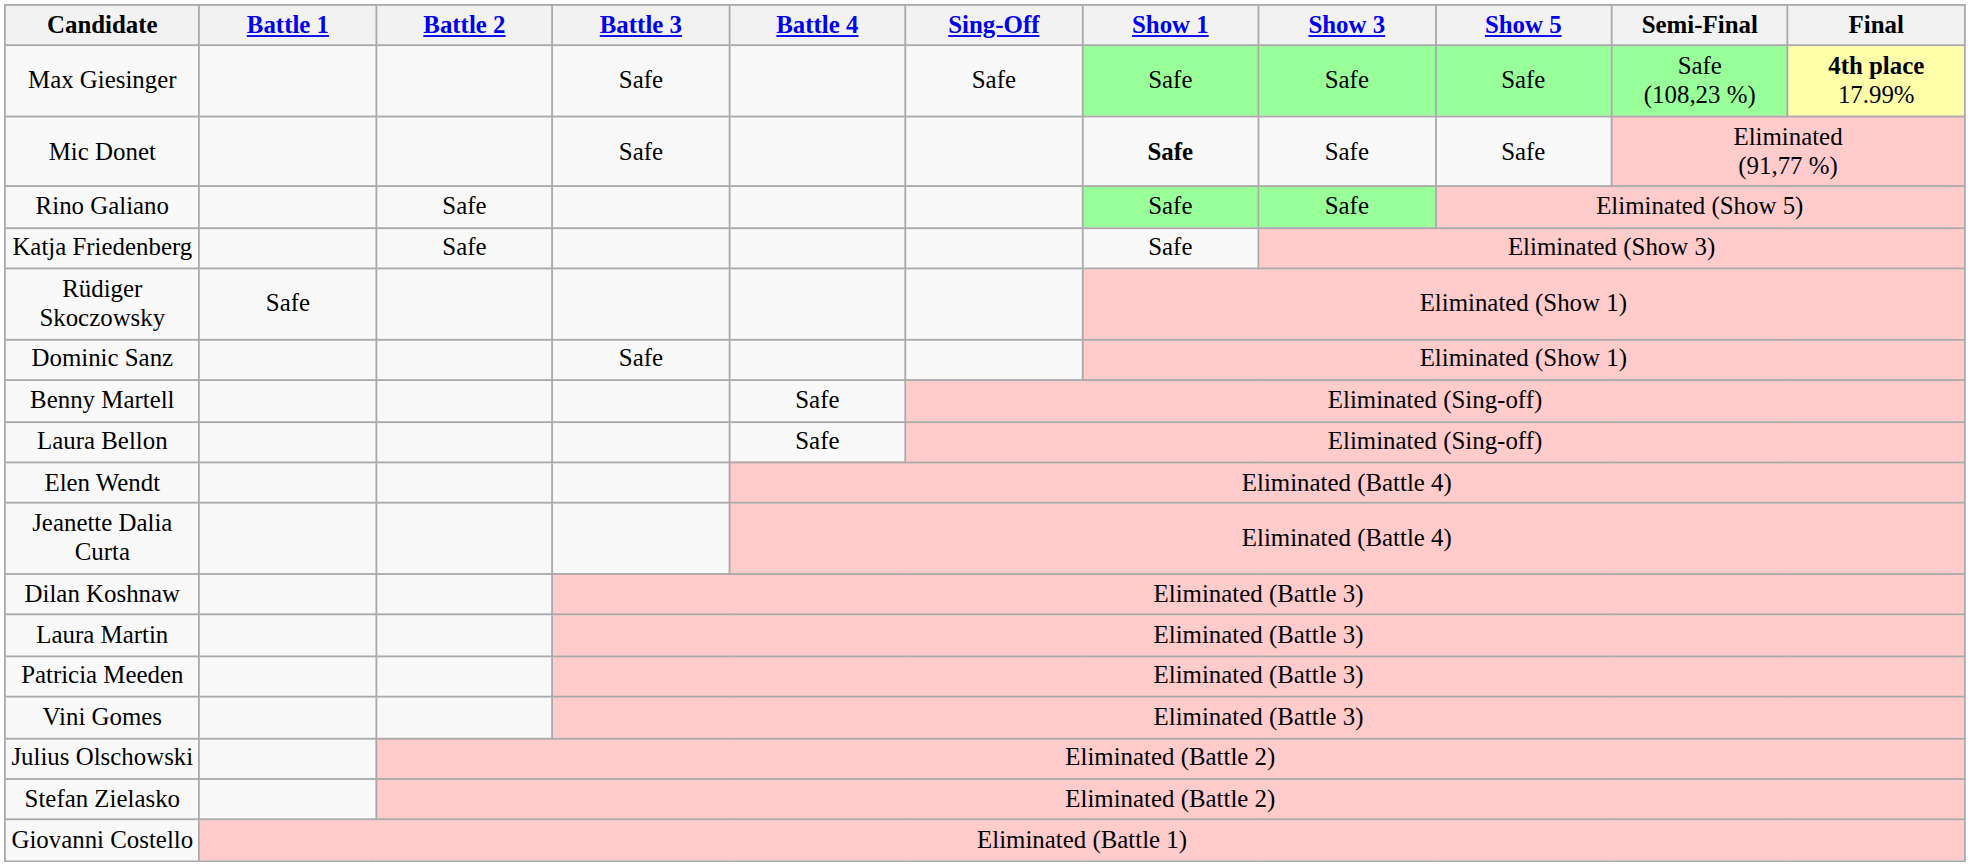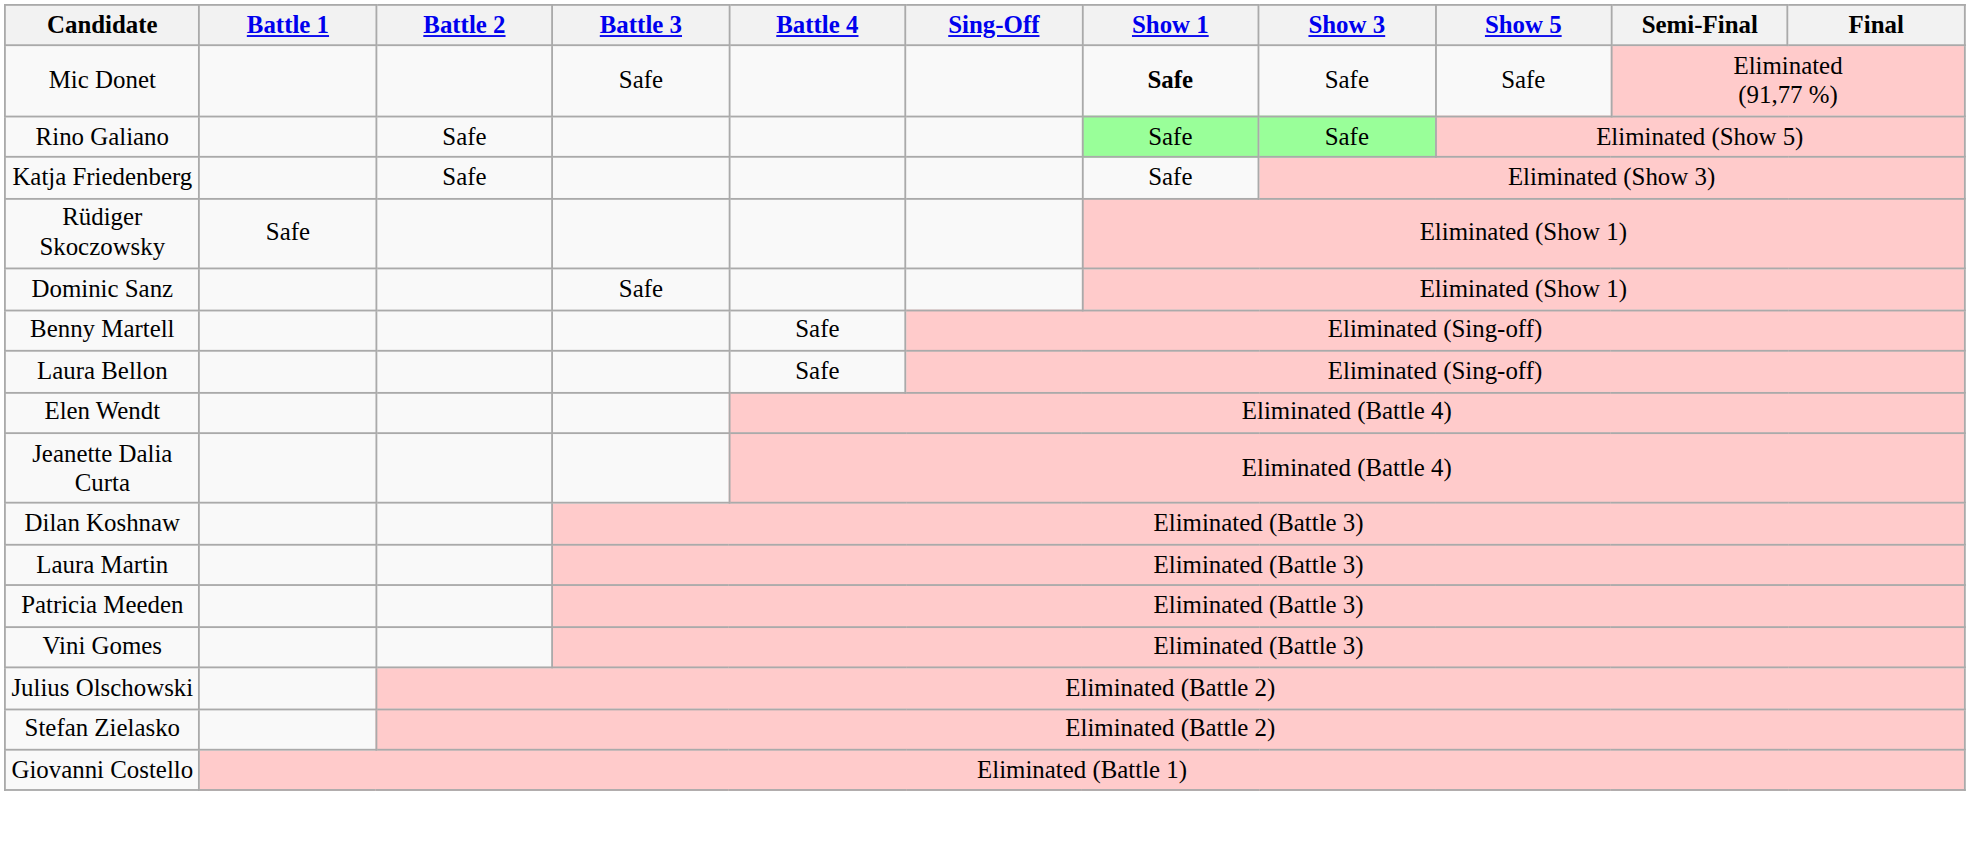- row: (102, 80)
